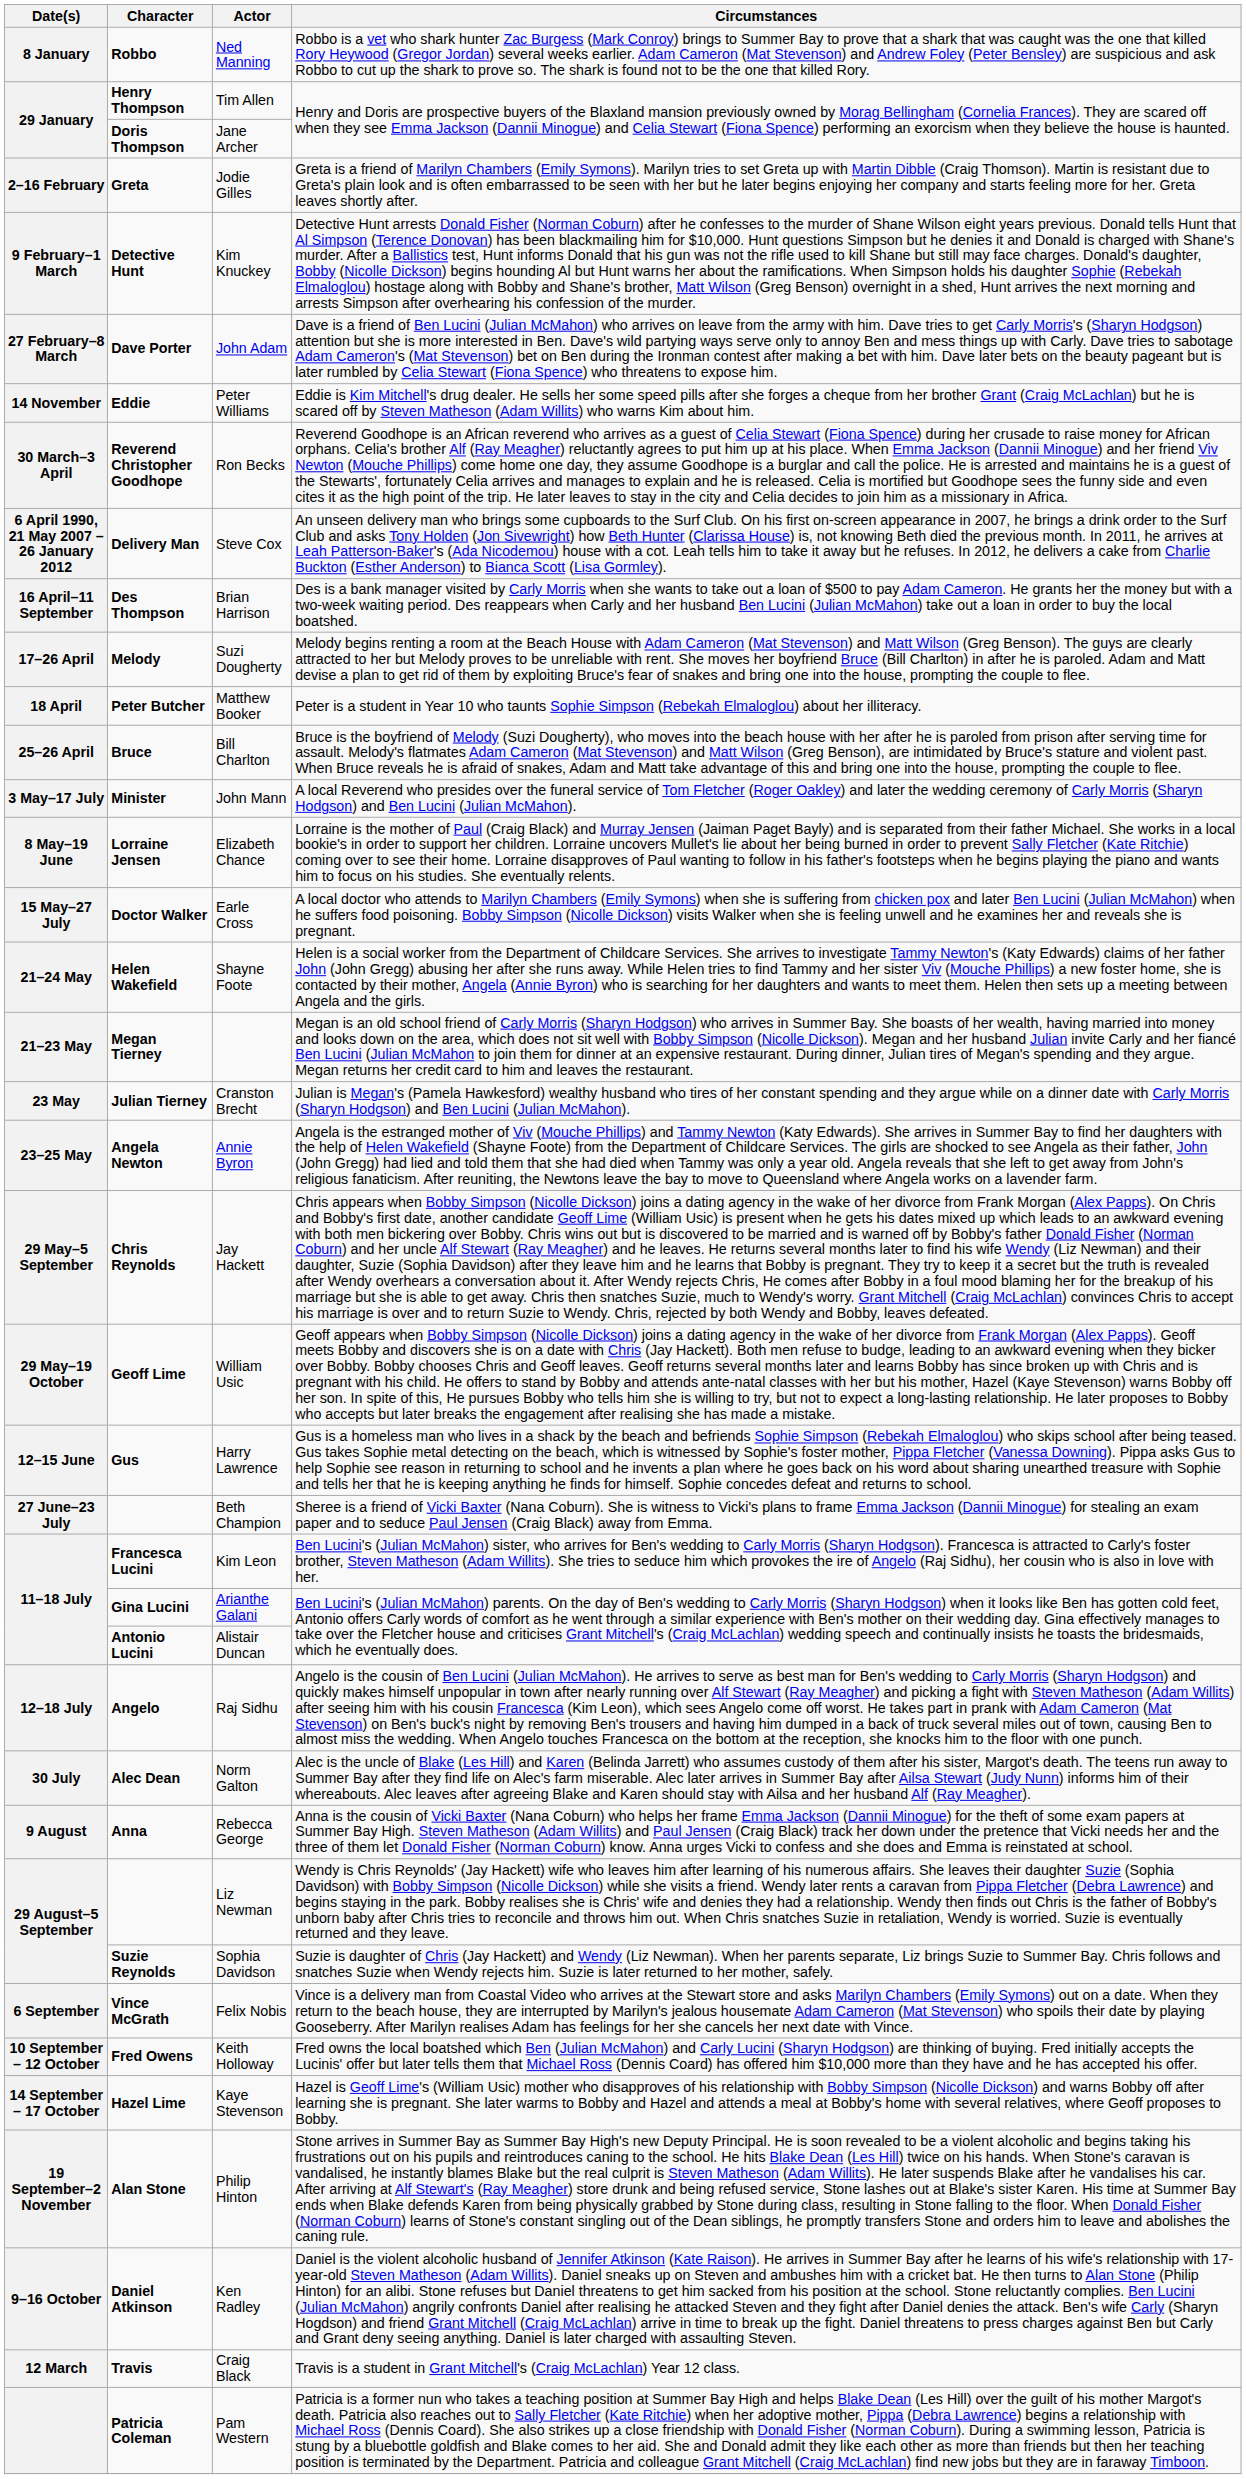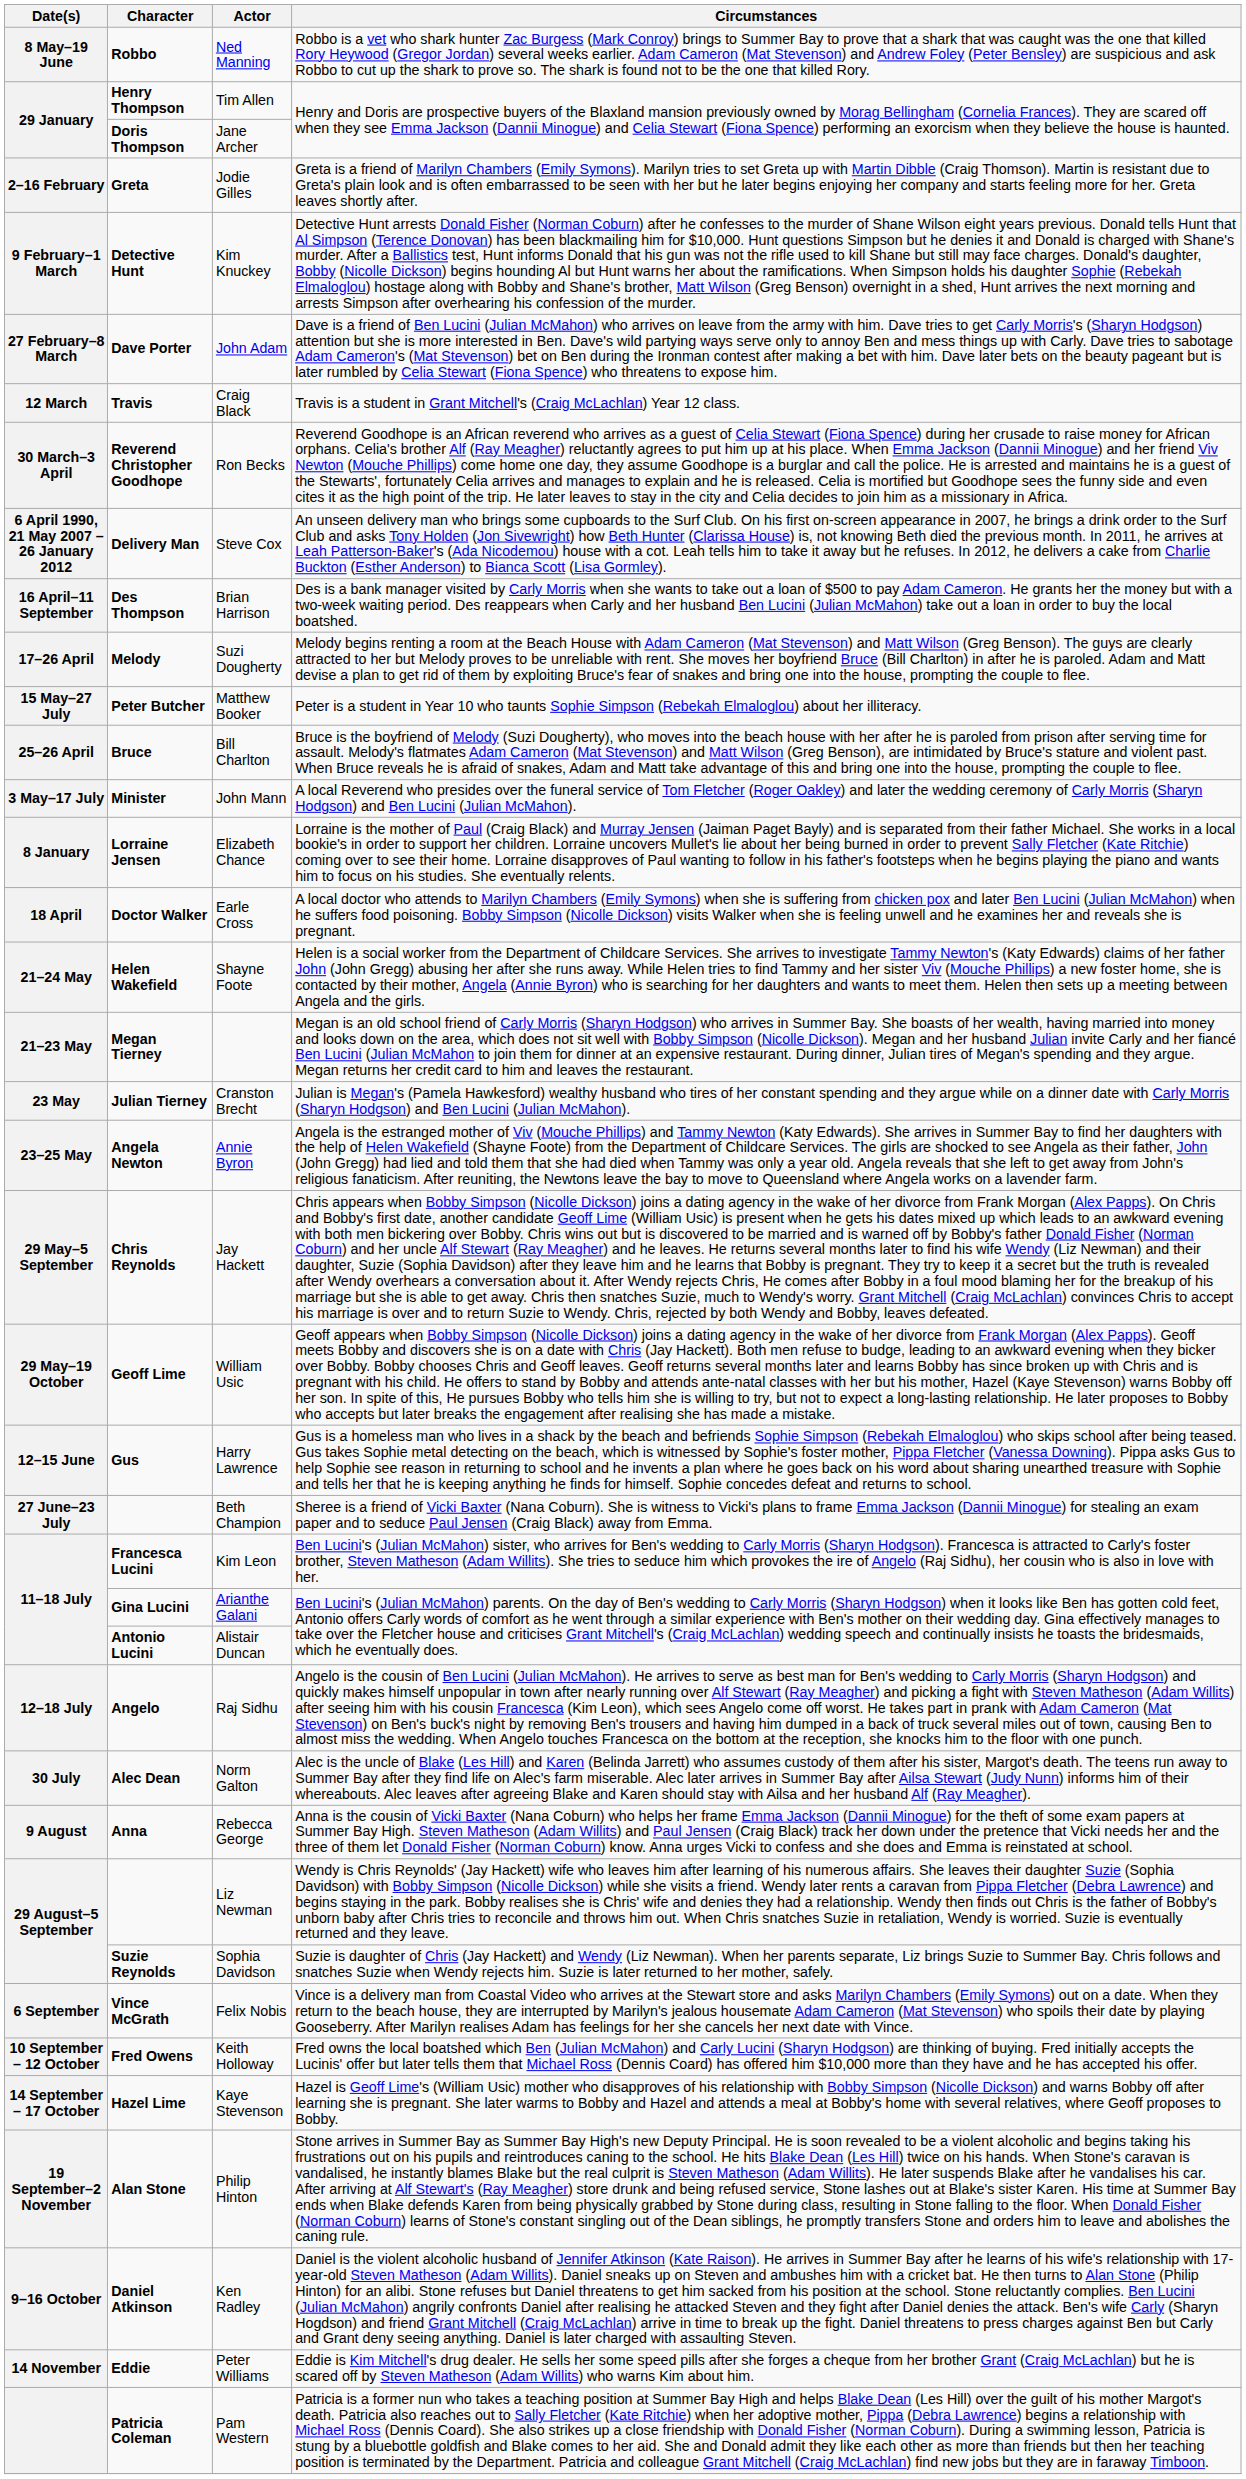(56, 55) 8 January -> (56, 55) 8 May–19 June
rows swapped: (132, 2369) <-> (131, 403)
(56, 706) 18 April -> (56, 706) 15 May–27 July
(56, 853) 8 May–19 June -> (56, 853) 8 January
(56, 915) 15 May–27 July -> (56, 915) 18 April
